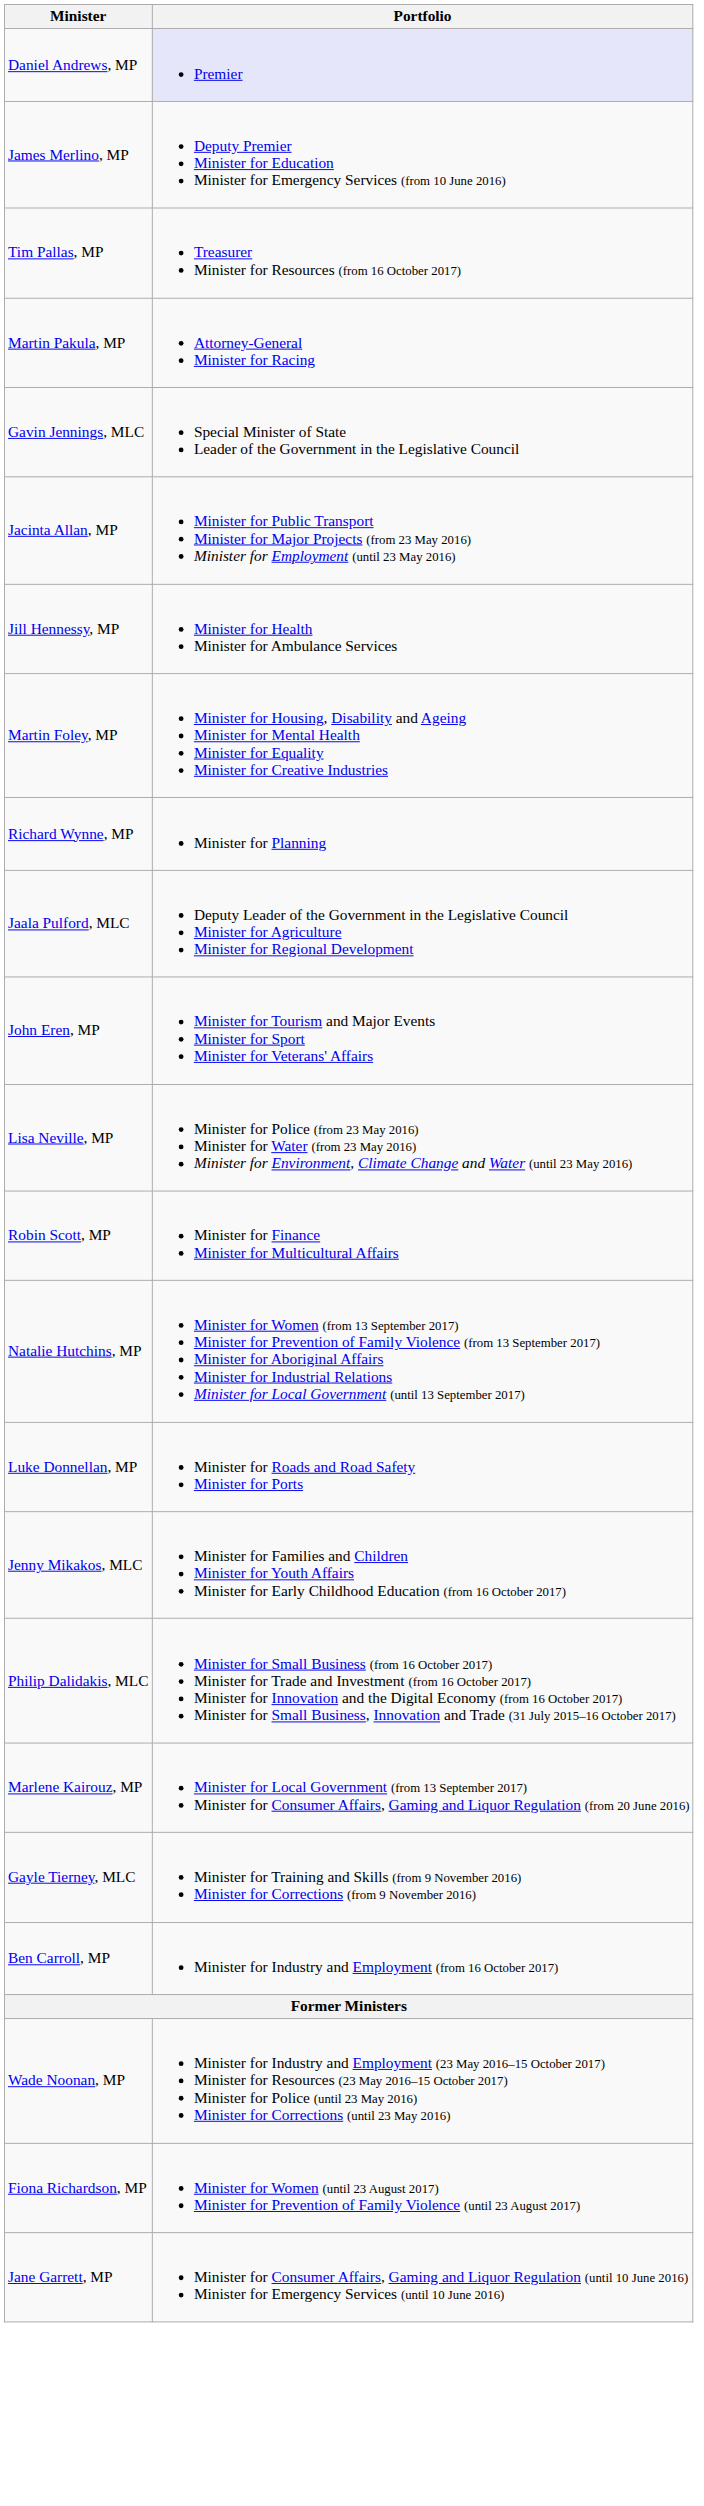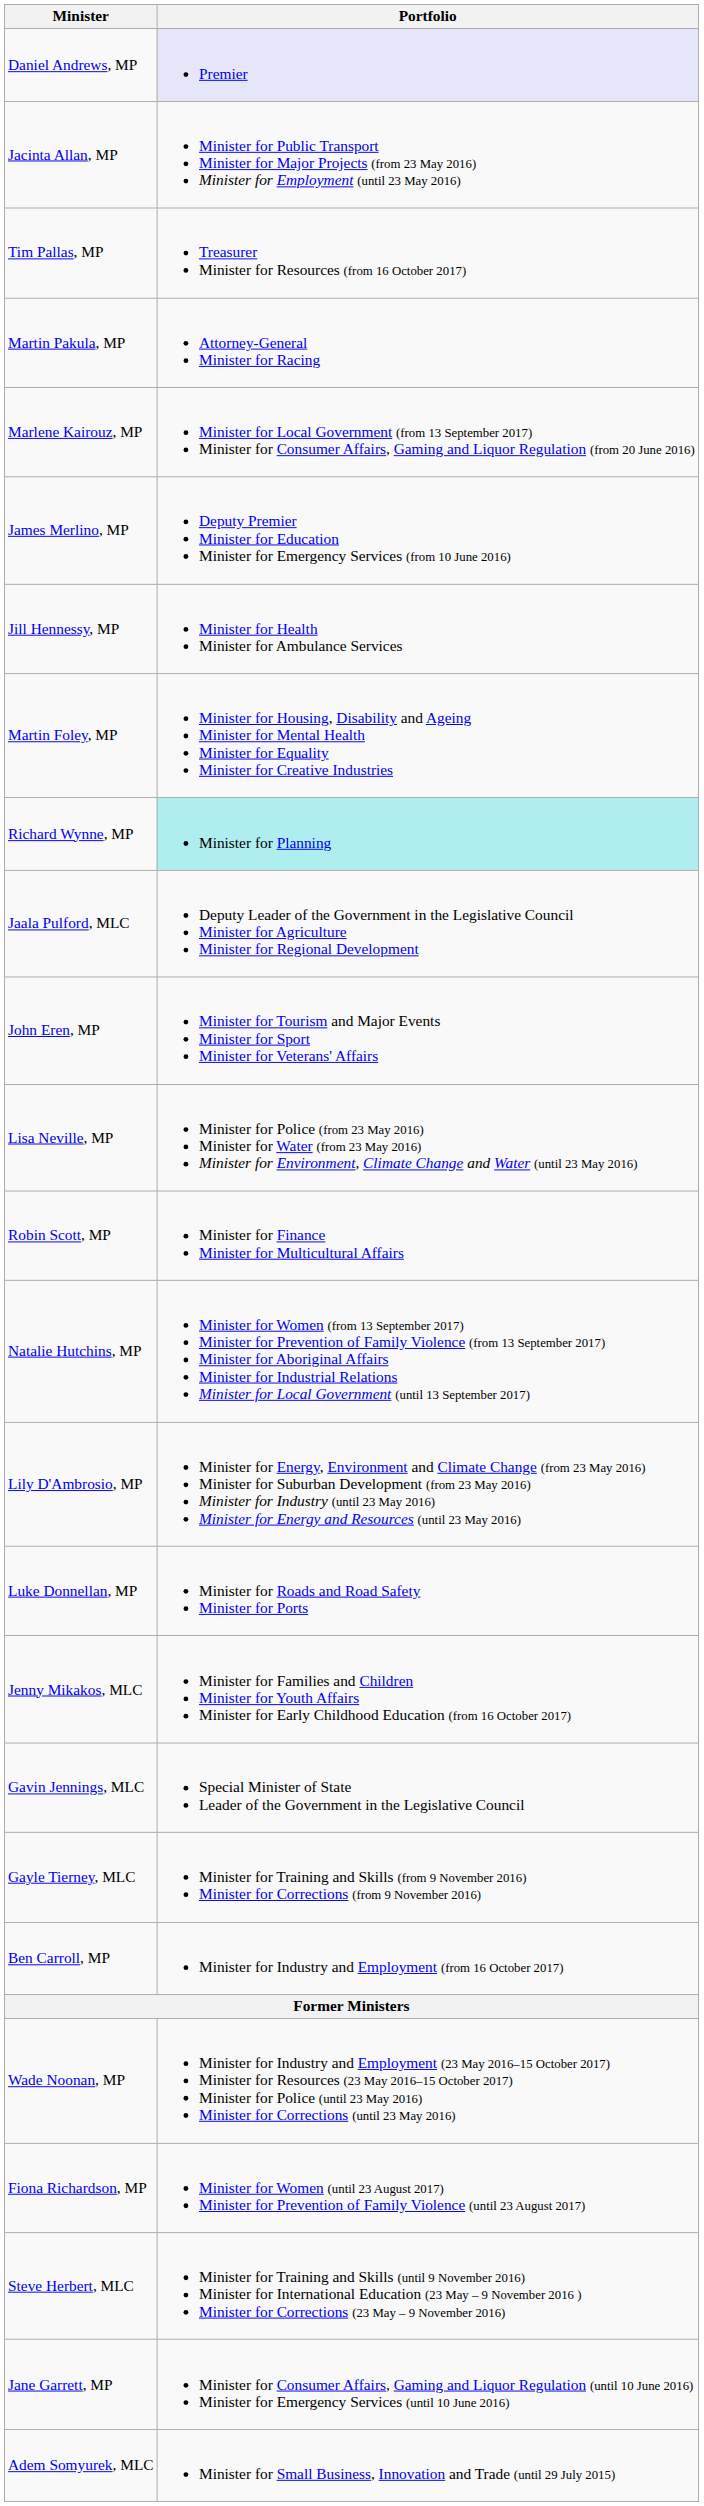rows swapped: (68, 154) <-> (63, 530)
rows swapped: (76, 432) <-> (75, 1787)
(423, 843) no background -> (428, 843) paleturquoise background
+ row: (75, 1484)
- row: (78, 1680)
+ row: (71, 2286)
+ row: (81, 2465)
